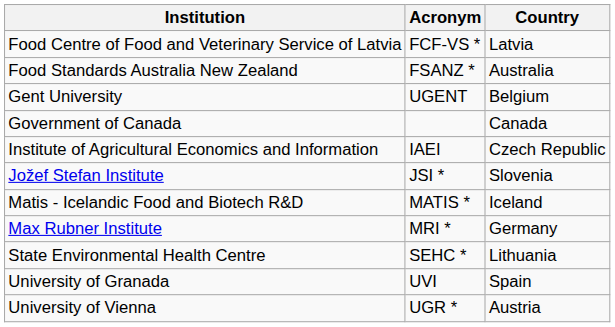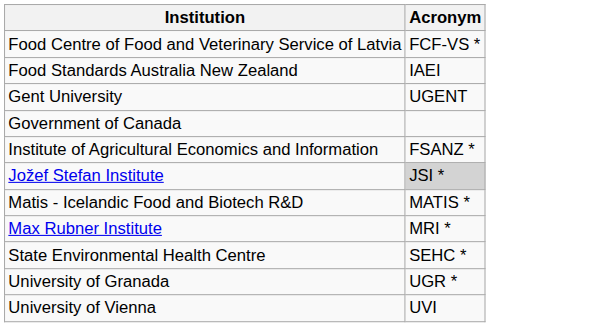- column: (547, 17)
(442, 70) FSANZ * -> (425, 70) IAEI
(425, 149) IAEI -> (442, 149) FSANZ *
(427, 176) no background -> (427, 176) lightgrey background
(423, 281) UVI -> (433, 281) UGR *
(433, 307) UGR * -> (423, 307) UVI
